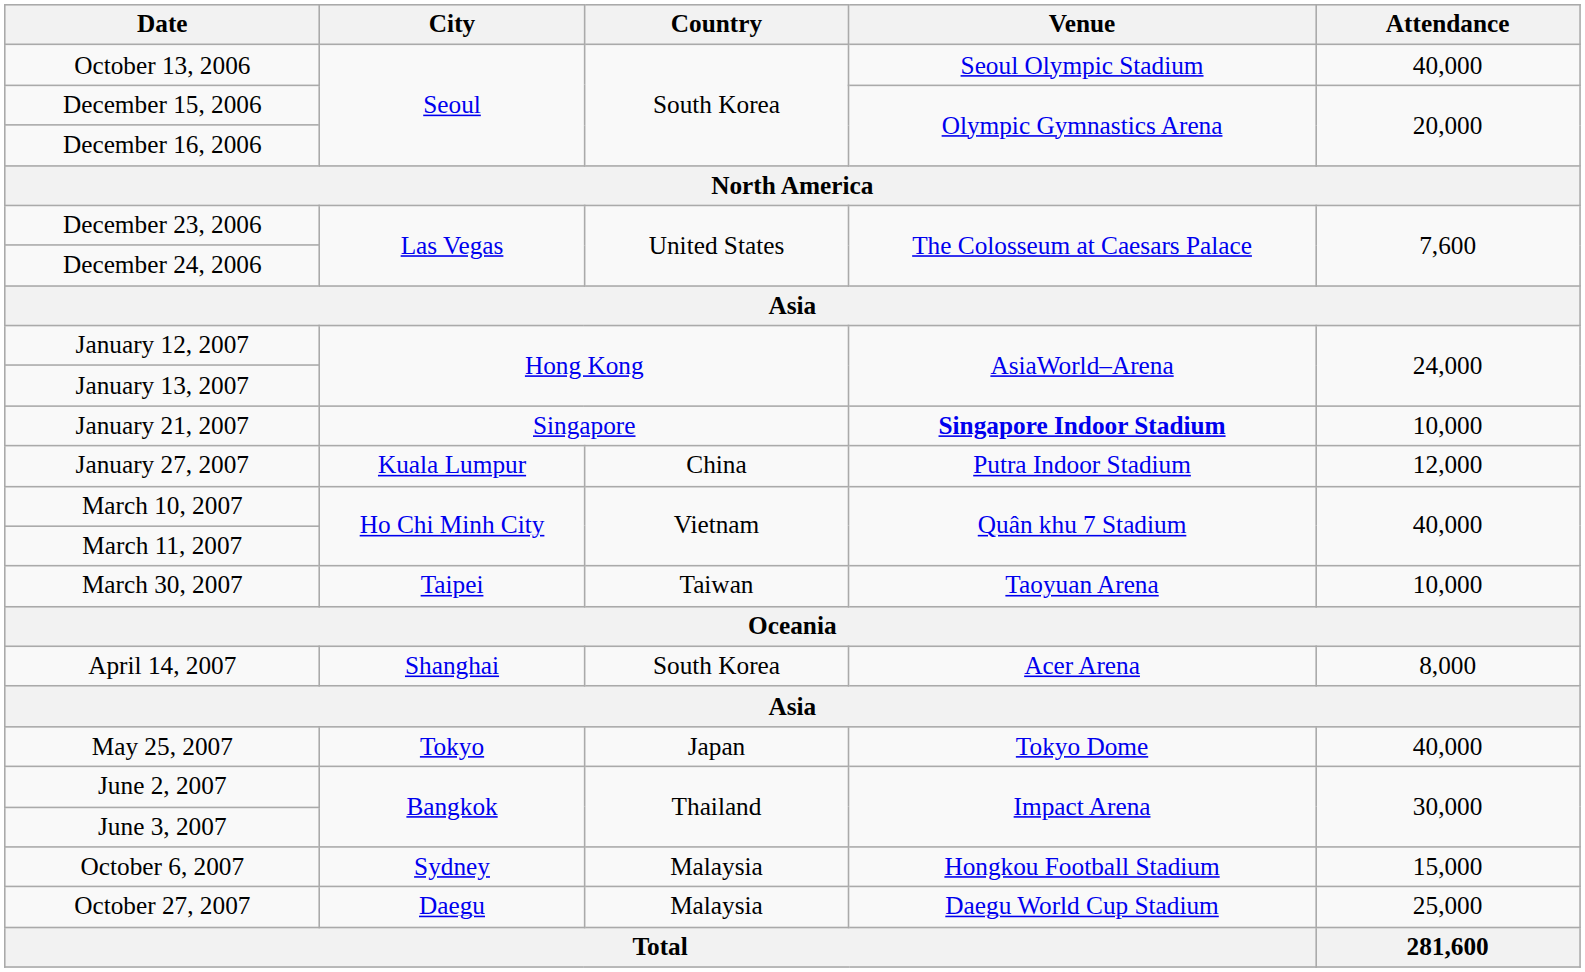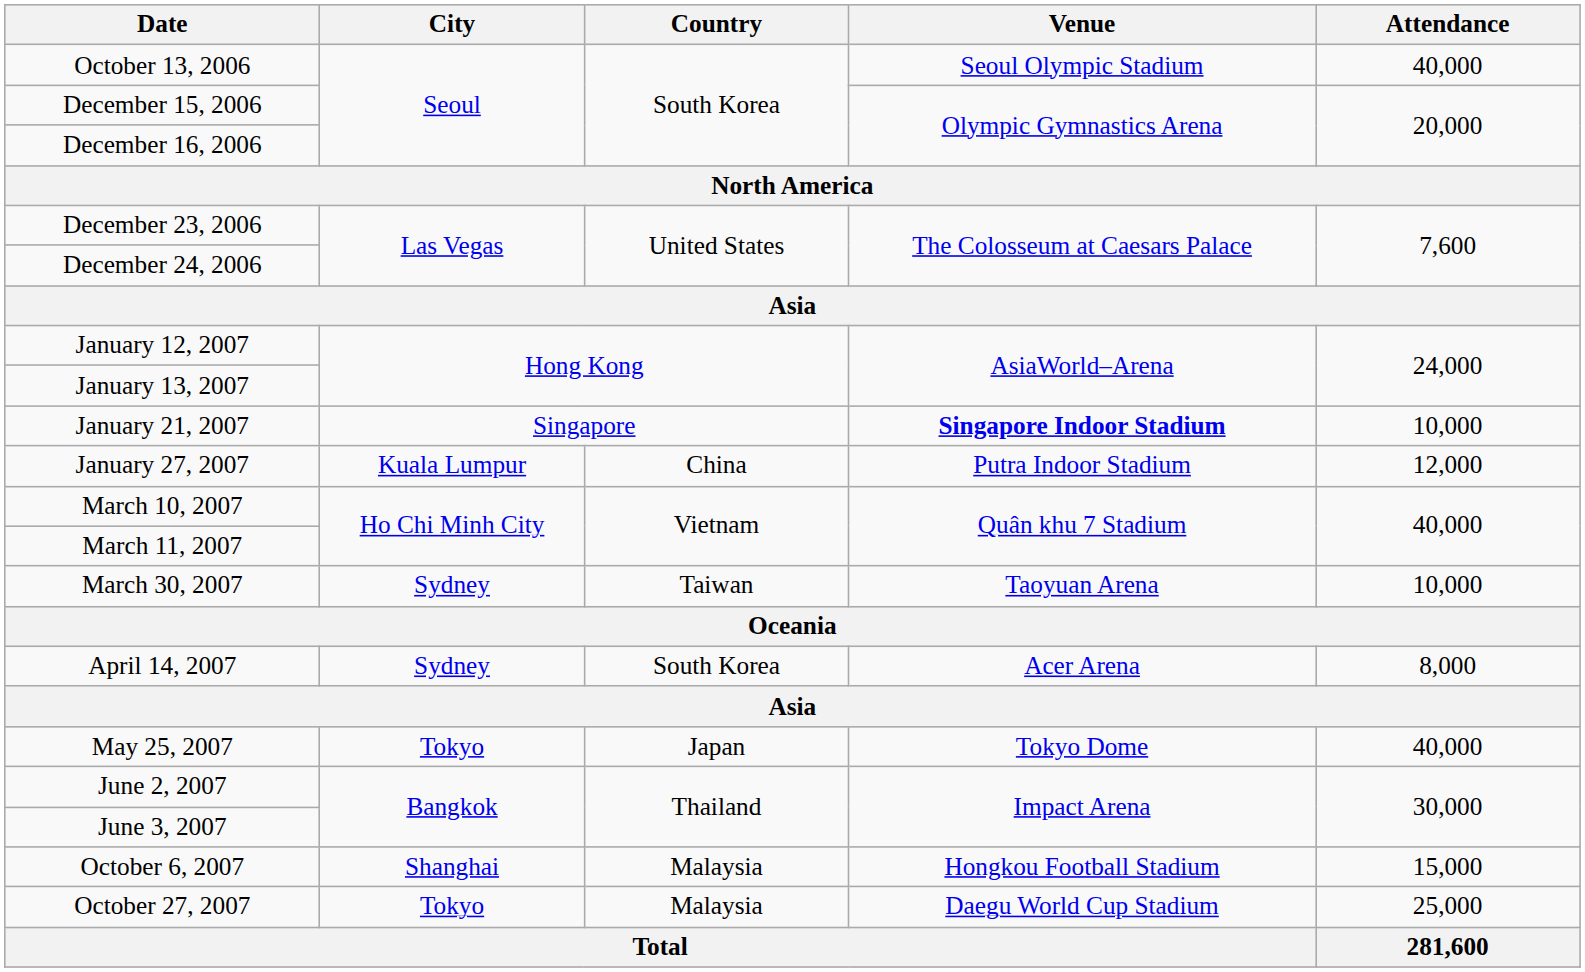(452, 585) Taipei -> (452, 585) Sydney
(452, 666) Shanghai -> (452, 666) Sydney
(452, 866) Sydney -> (452, 866) Shanghai
(452, 906) Daegu -> (452, 906) Tokyo
